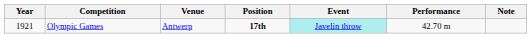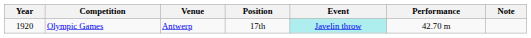(25, 26) 1921 -> (25, 26) 1920
(258, 26) bold -> (258, 26) normal
